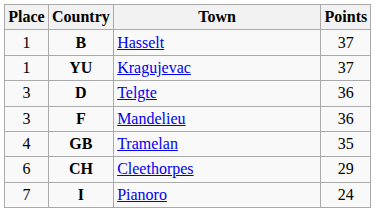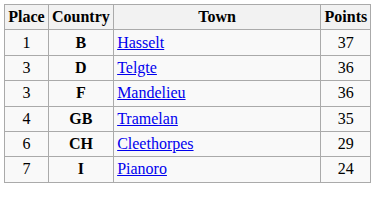- row: (154, 67)
